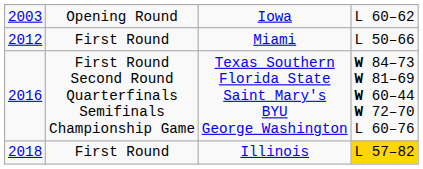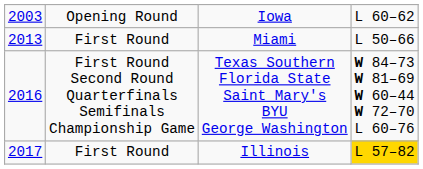(25, 40) 2012 -> (25, 40) 2013
(25, 152) 2018 -> (25, 152) 2017
